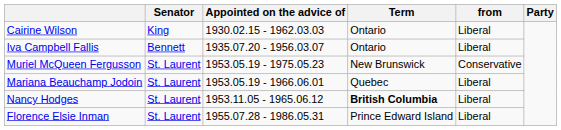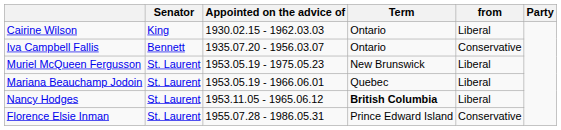(474, 47) Liberal -> (490, 47) Conservative
(490, 64) Conservative -> (474, 64) Liberal
(474, 116) Liberal -> (490, 116) Conservative
